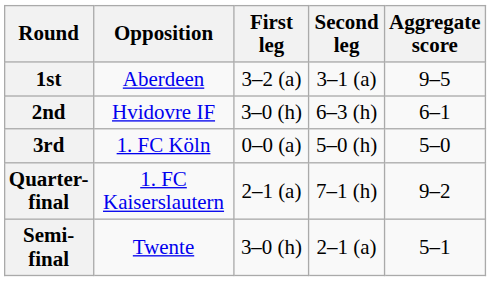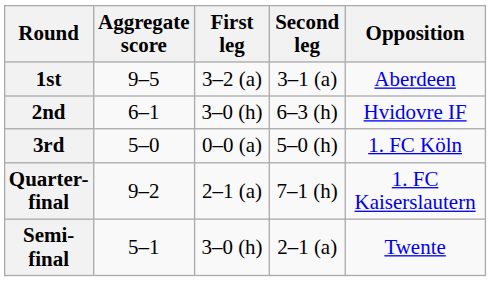columns swapped: (164, 33) <-> (435, 33)
